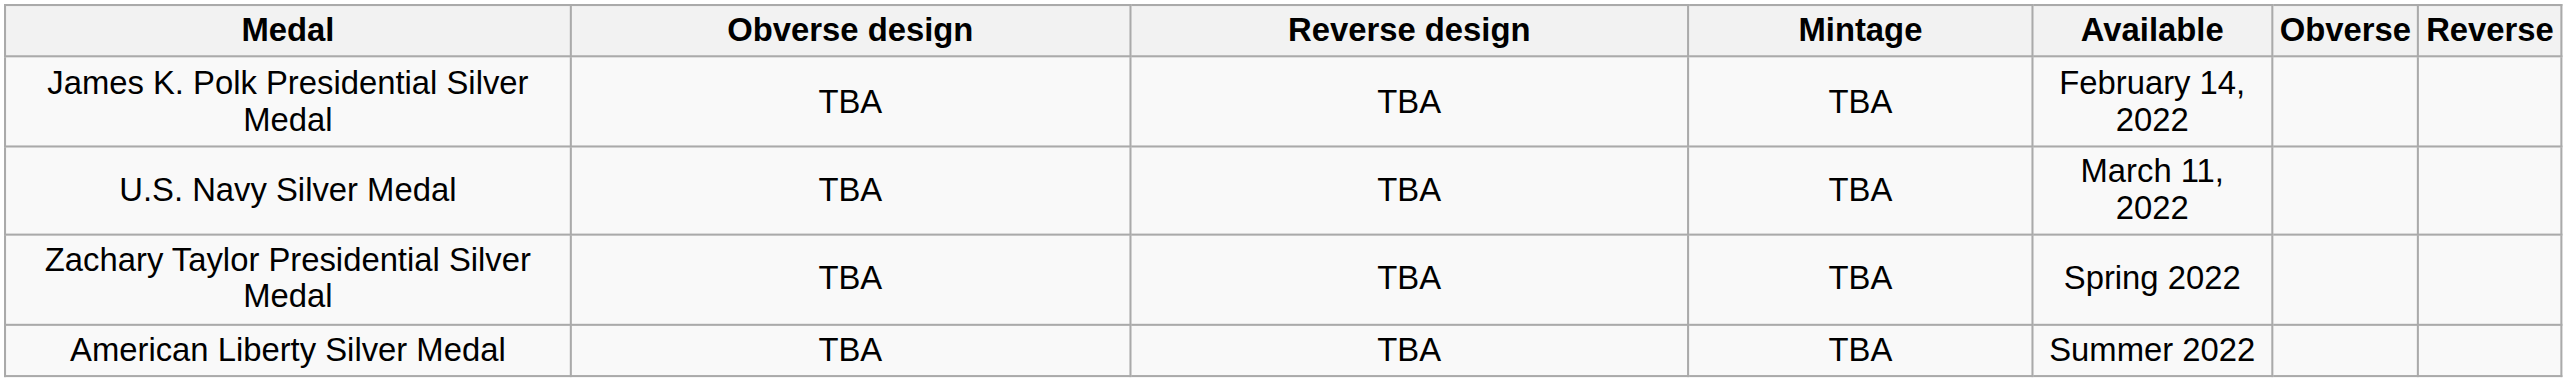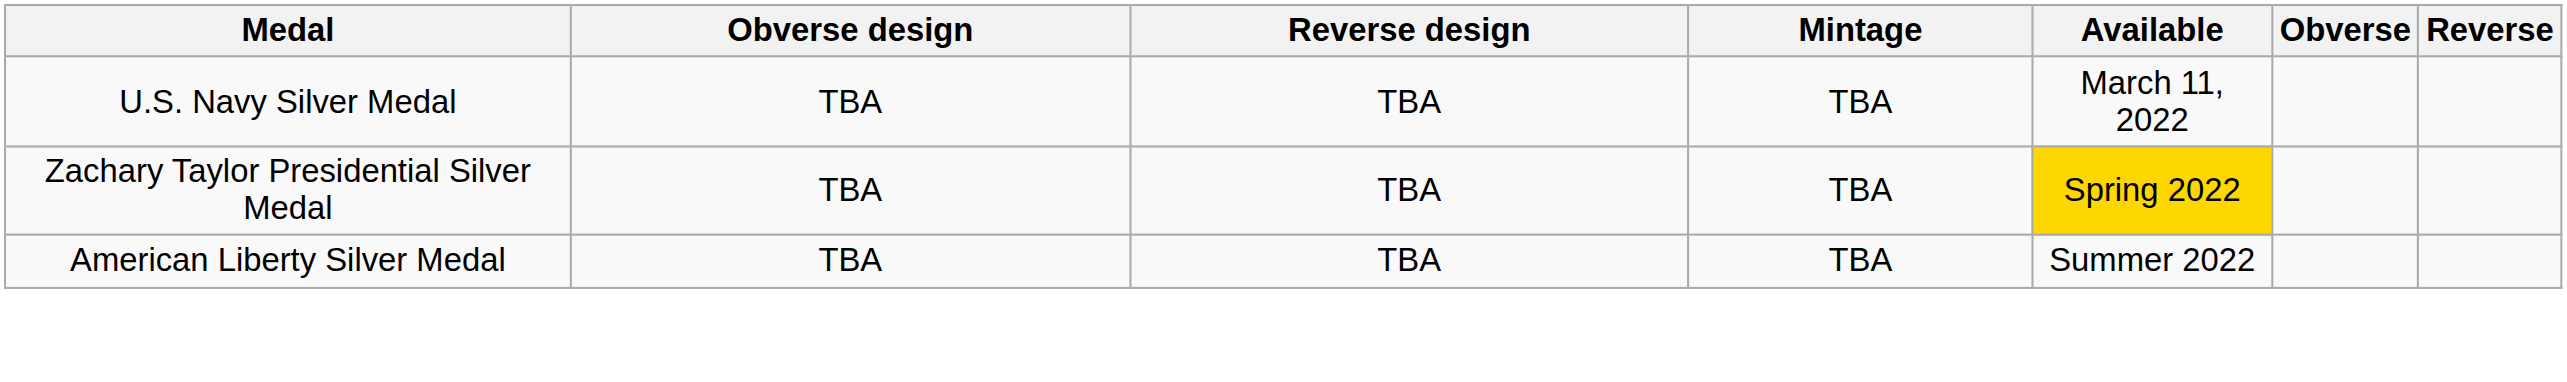- row: (288, 100)
(2152, 278) no background -> (2152, 189) gold background
